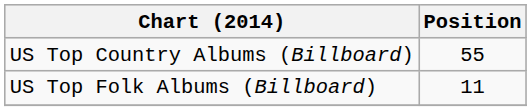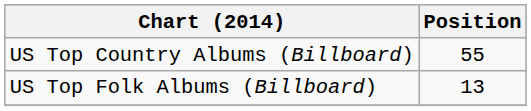(473, 88) 11 -> (473, 88) 13
